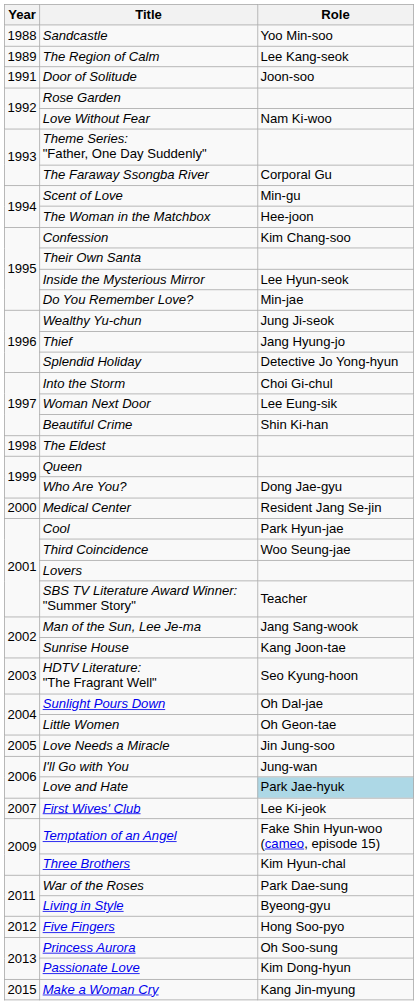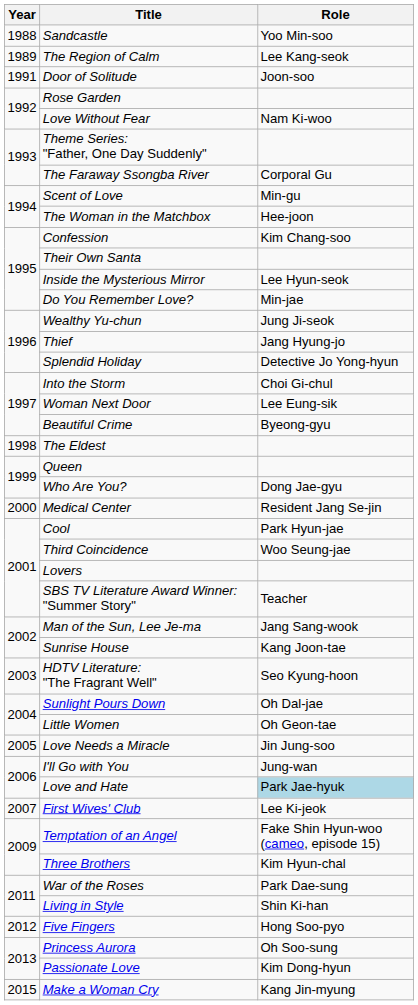(294, 425) Shin Ki-han -> (295, 425) Byeong-gyu
(295, 906) Byeong-gyu -> (294, 906) Shin Ki-han
